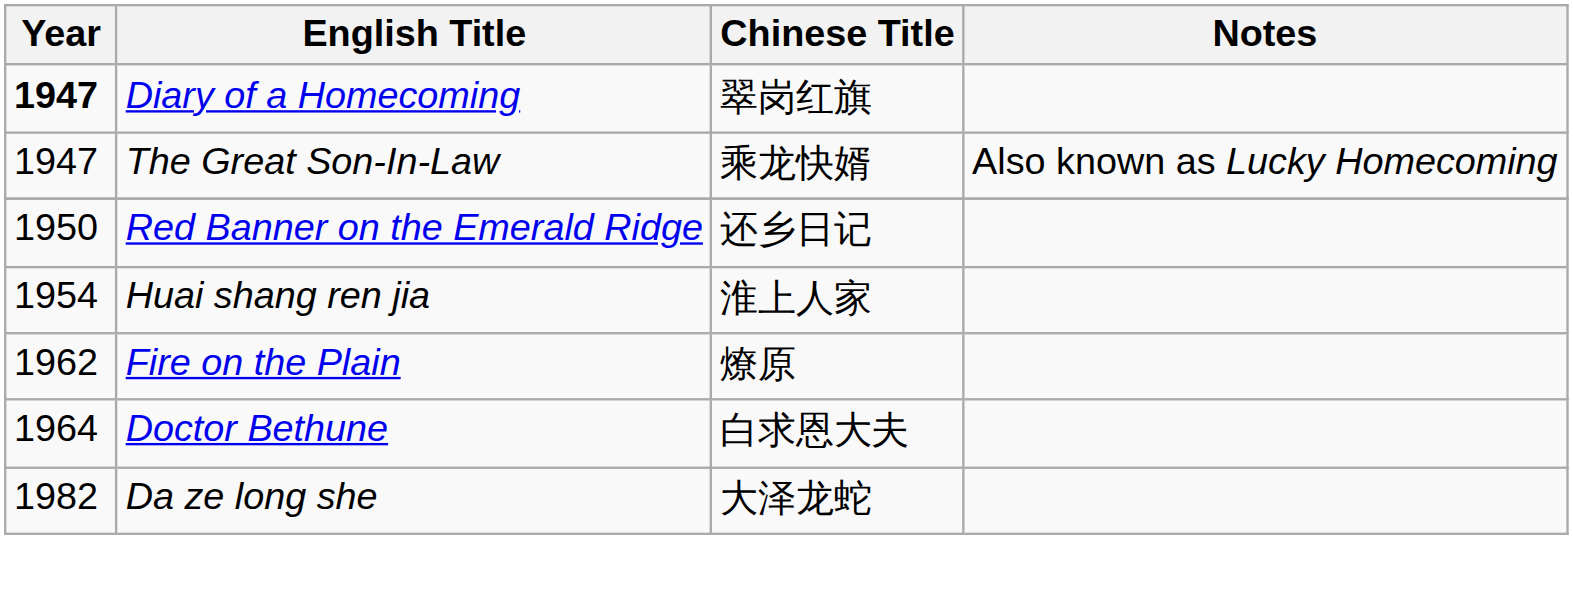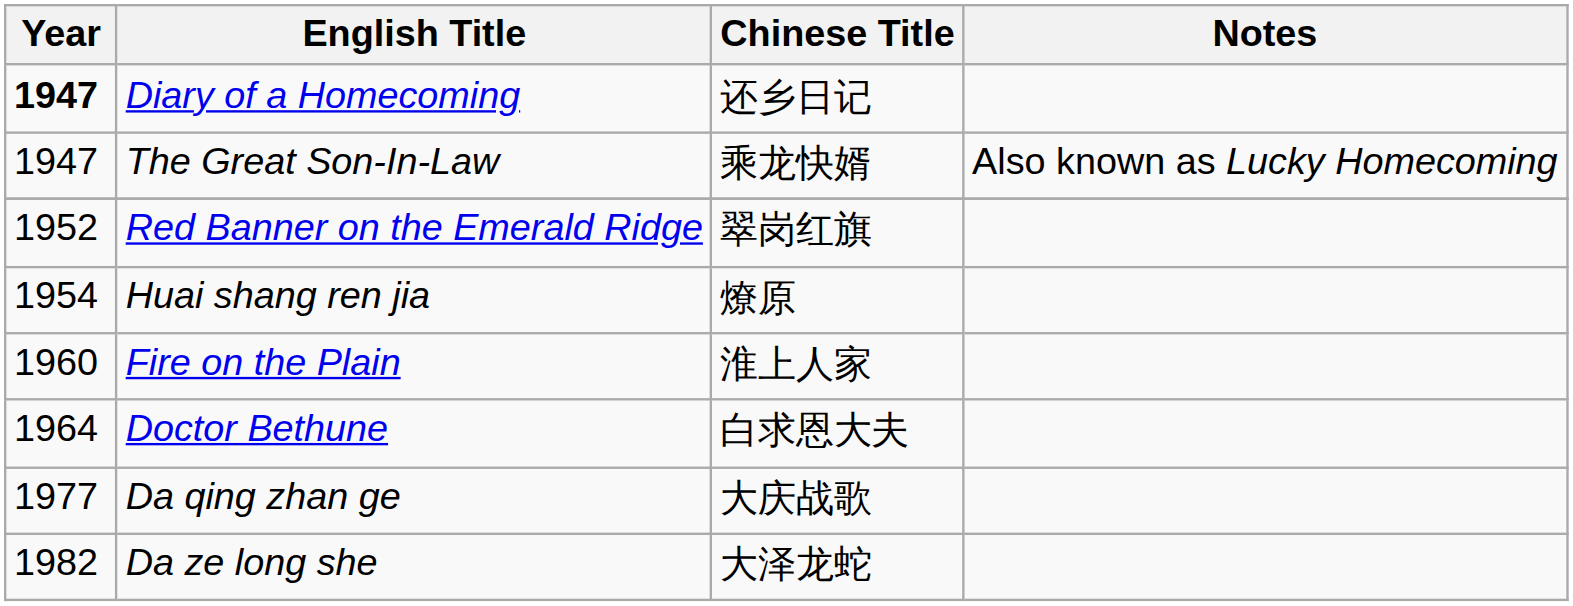(796, 96) 翠岗红旗 -> (796, 96) 还乡日记
(56, 228) 1950 -> (56, 228) 1952
(796, 230) 还乡日记 -> (796, 230) 翠岗红旗
(796, 297) 淮上人家 -> (758, 297) 燎原
(56, 362) 1962 -> (56, 362) 1960
(758, 364) 燎原 -> (796, 364) 淮上人家
+ row: (263, 496)
